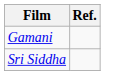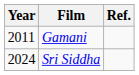+ column: (22, 15)
